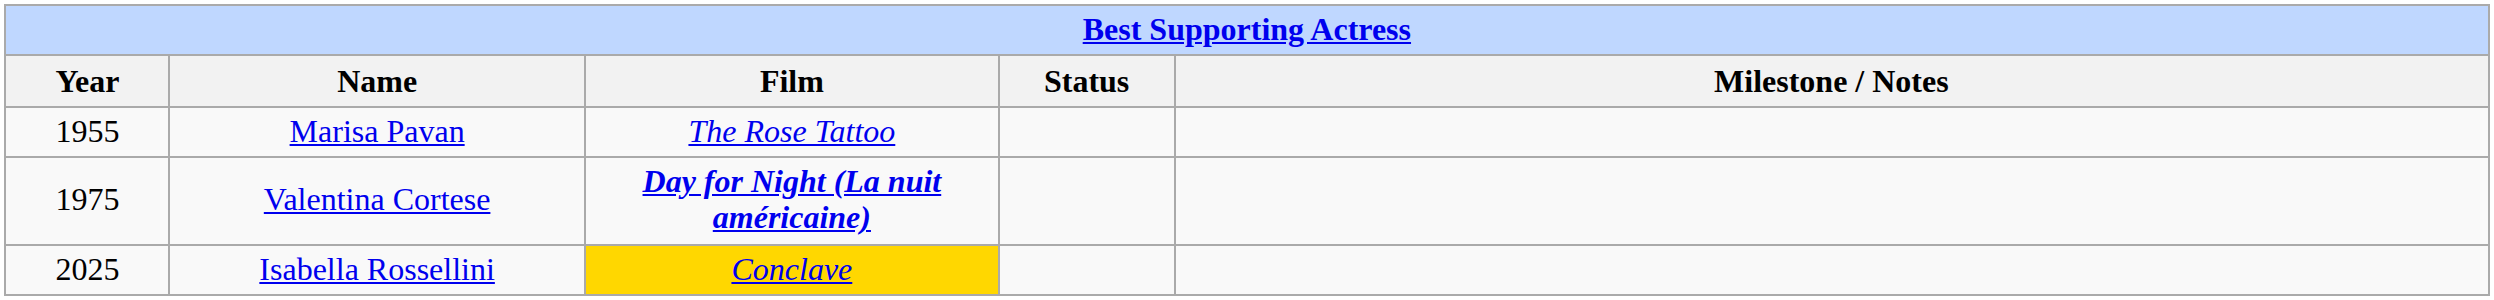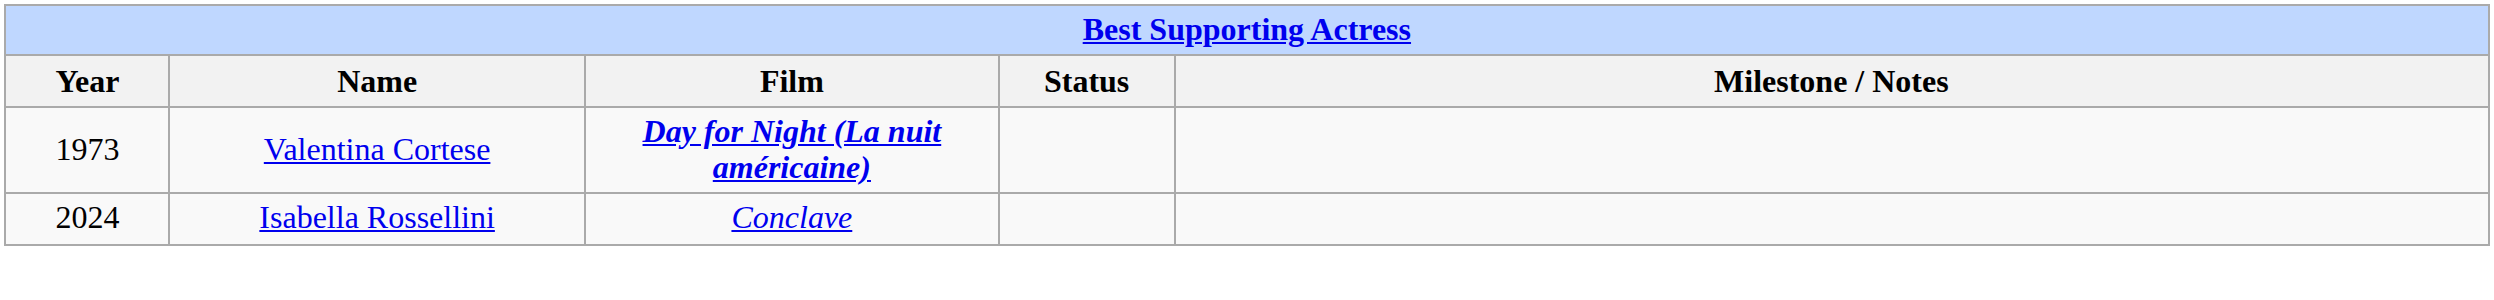- row: (377, 131)
(87, 200) 1975 -> (87, 149) 1973
(87, 268) 2025 -> (87, 218) 2024
(792, 268) gold background -> (792, 218) no background
